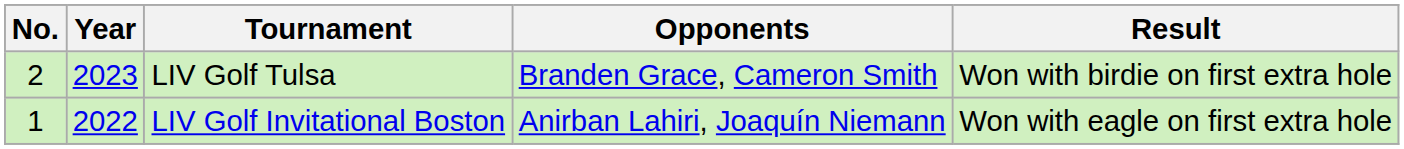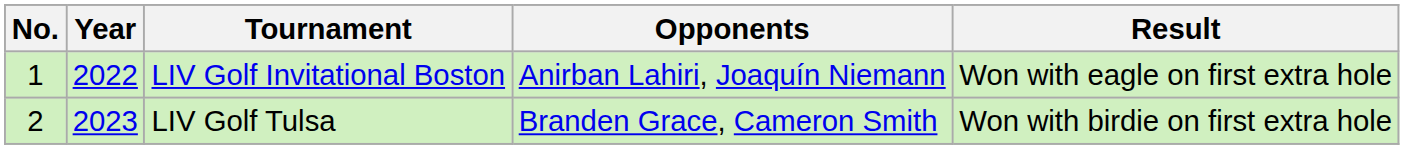rows swapped: (328, 121) <-> (244, 75)
